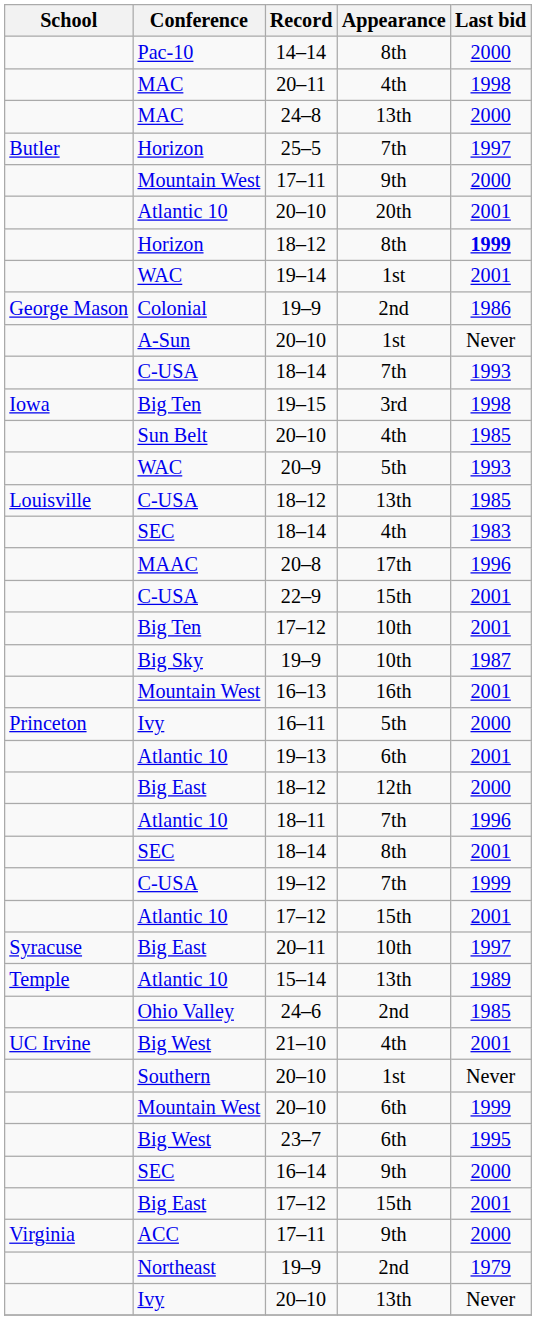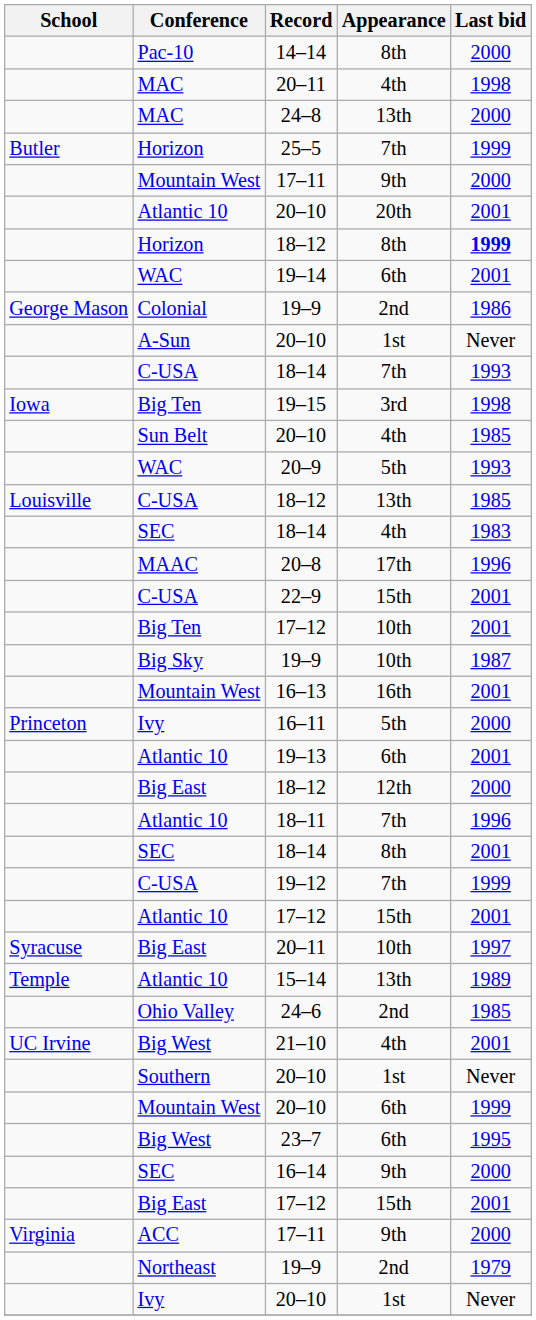(491, 148) 1997 -> (491, 148) 1999
(394, 276) 1st -> (394, 276) 6th
(394, 1299) 13th -> (394, 1299) 1st
